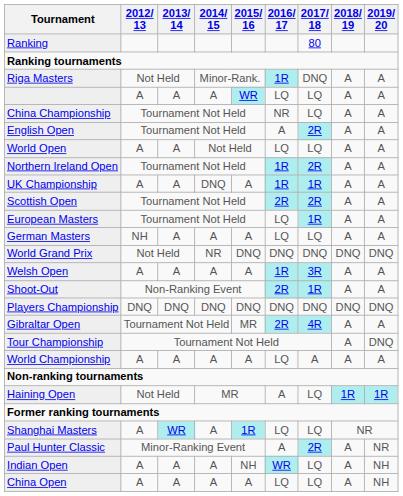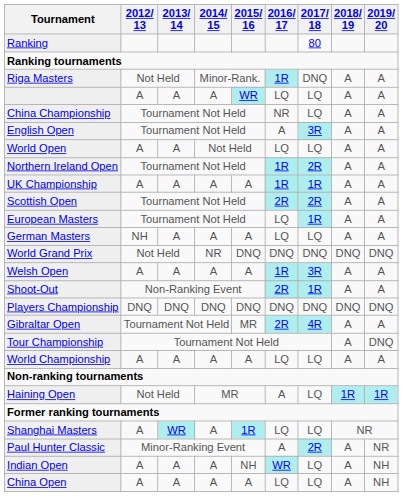(315, 131) 2R -> (315, 131) 3R
(213, 183) DNQ -> (213, 183) A
(315, 359) A -> (315, 359) LQ
